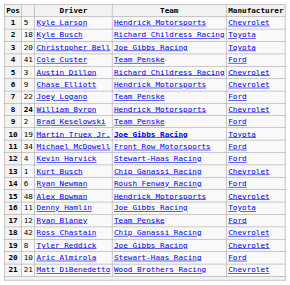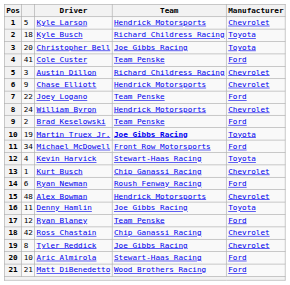(28, 110) bold -> (28, 110) normal
(237, 159) Ford -> (242, 159) Toyota
(249, 270) Chevrolet -> (237, 270) Ford
